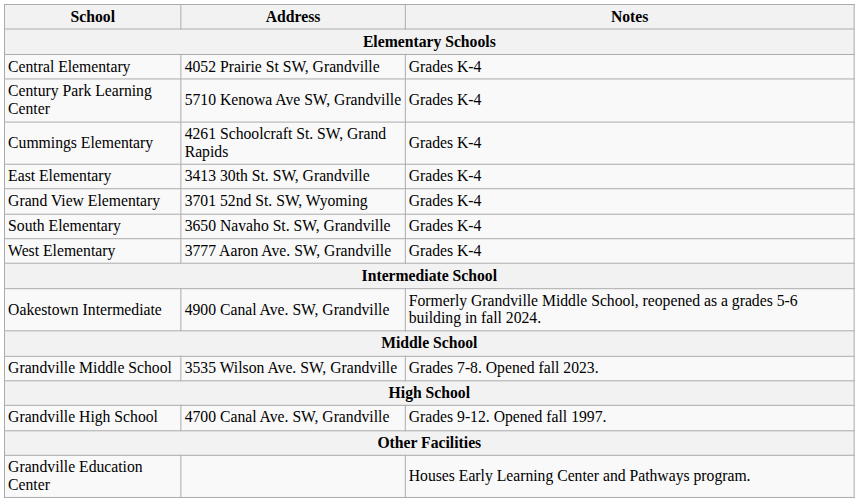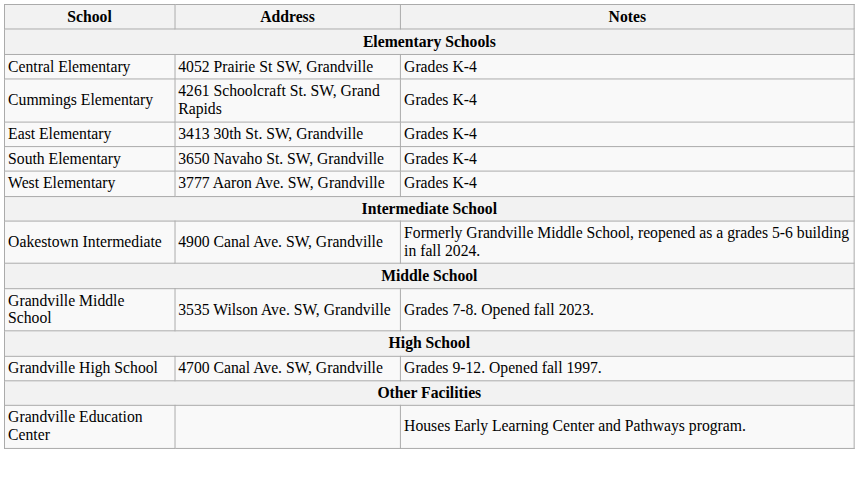- row: (80, 100)
- row: (84, 201)
